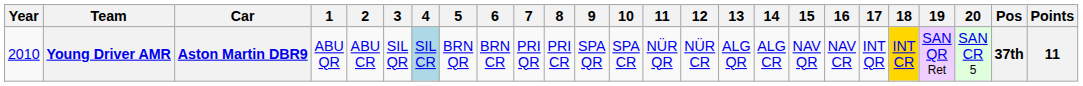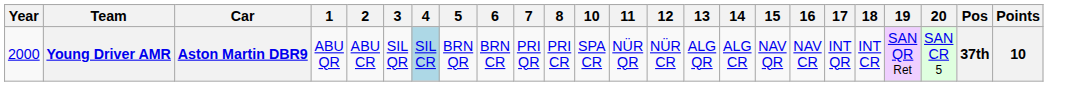- column: (592, 15)
(24, 54) 2010 -> (24, 54) 2000
(904, 54) gold background -> (870, 54) no background
(1052, 54) 11 -> (1018, 54) 10
